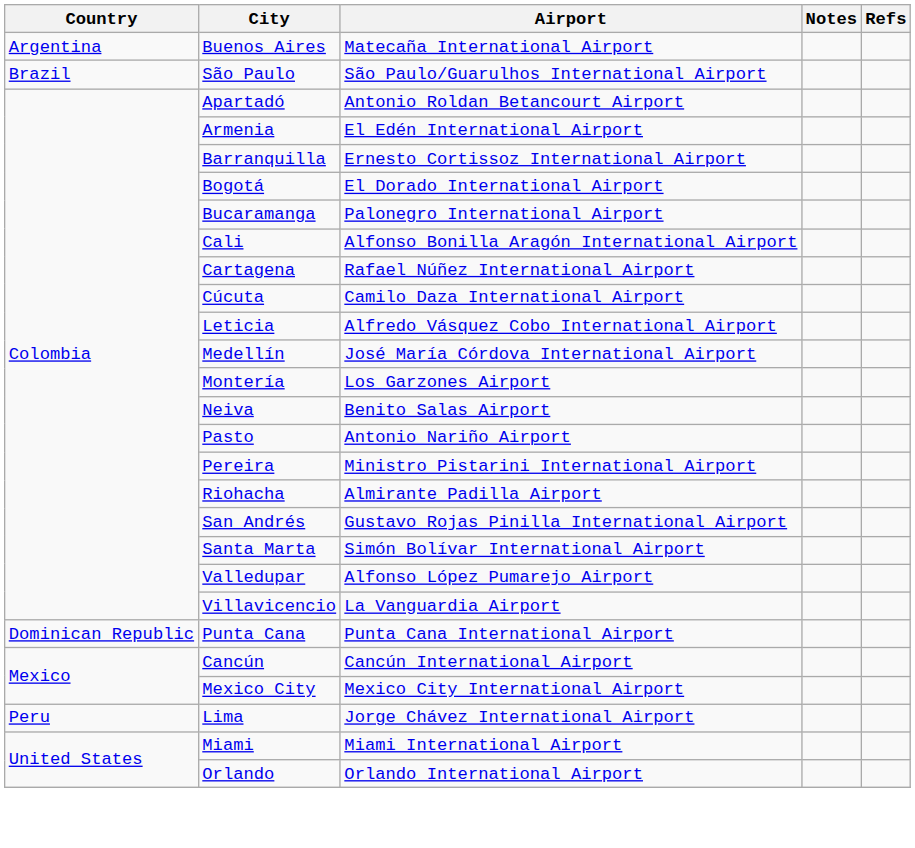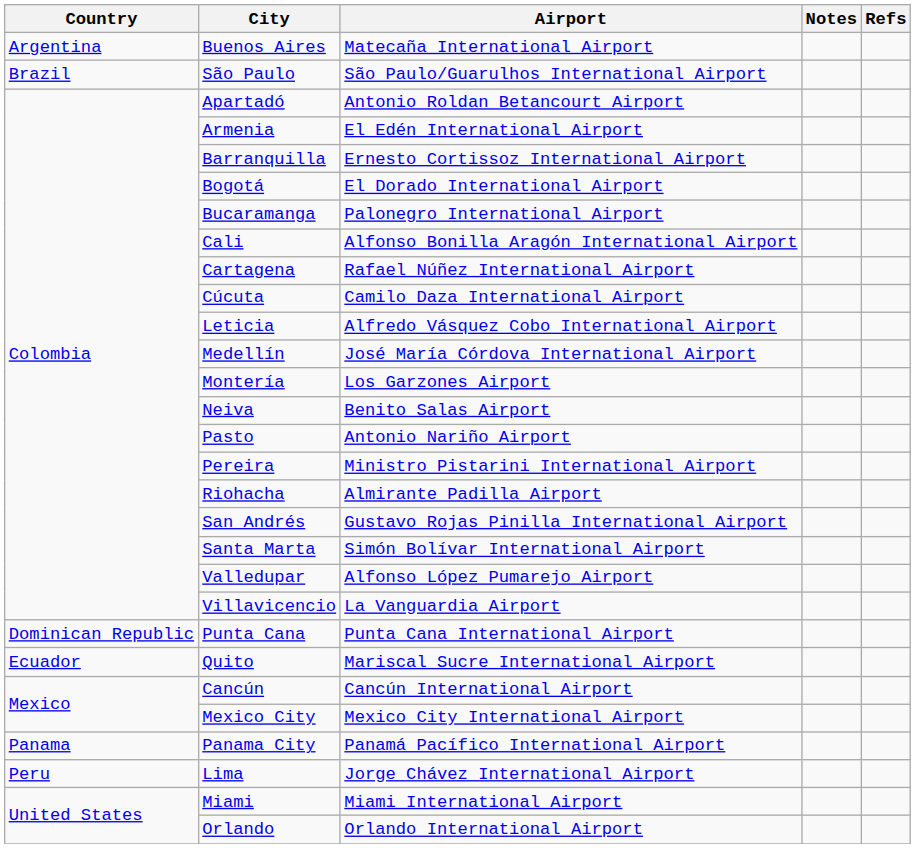+ row: (228, 662)
+ row: (259, 746)
